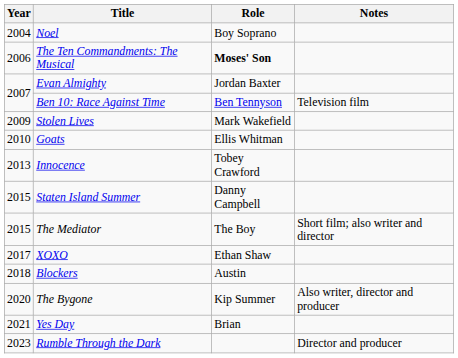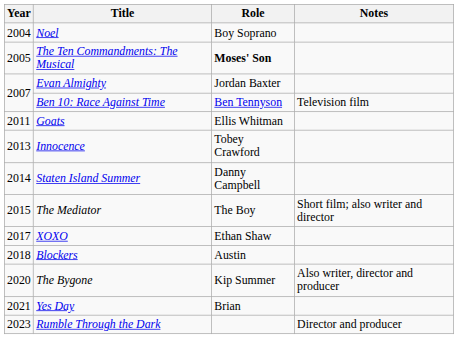(19, 58) 2006 -> (19, 58) 2005
- row: (65, 121)
(19, 139) 2010 -> (19, 121) 2011
(19, 197) 2015 -> (19, 178) 2014
